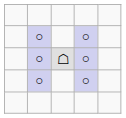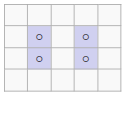- row: (39, 58)
